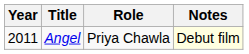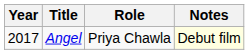(23, 37) 2011 -> (23, 37) 2017
